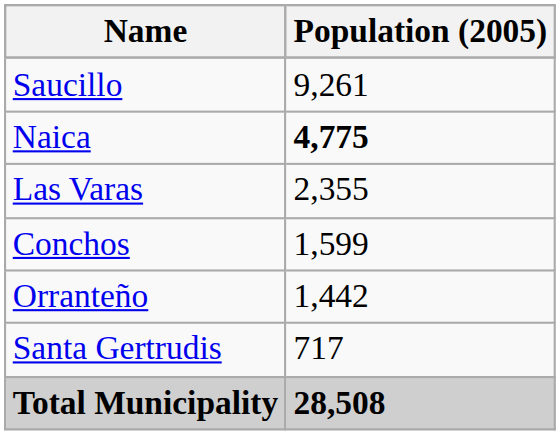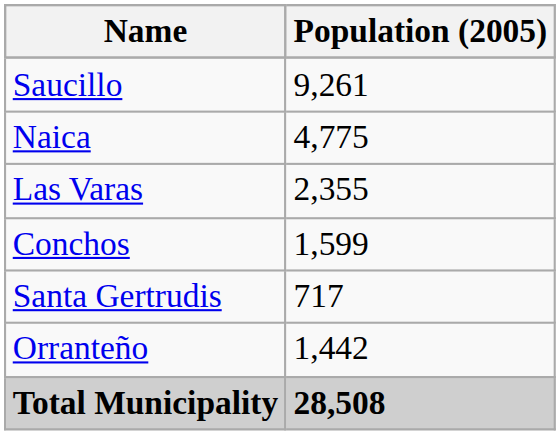(331, 137) bold -> (331, 137) normal
rows swapped: (81, 296) <-> (117, 349)
